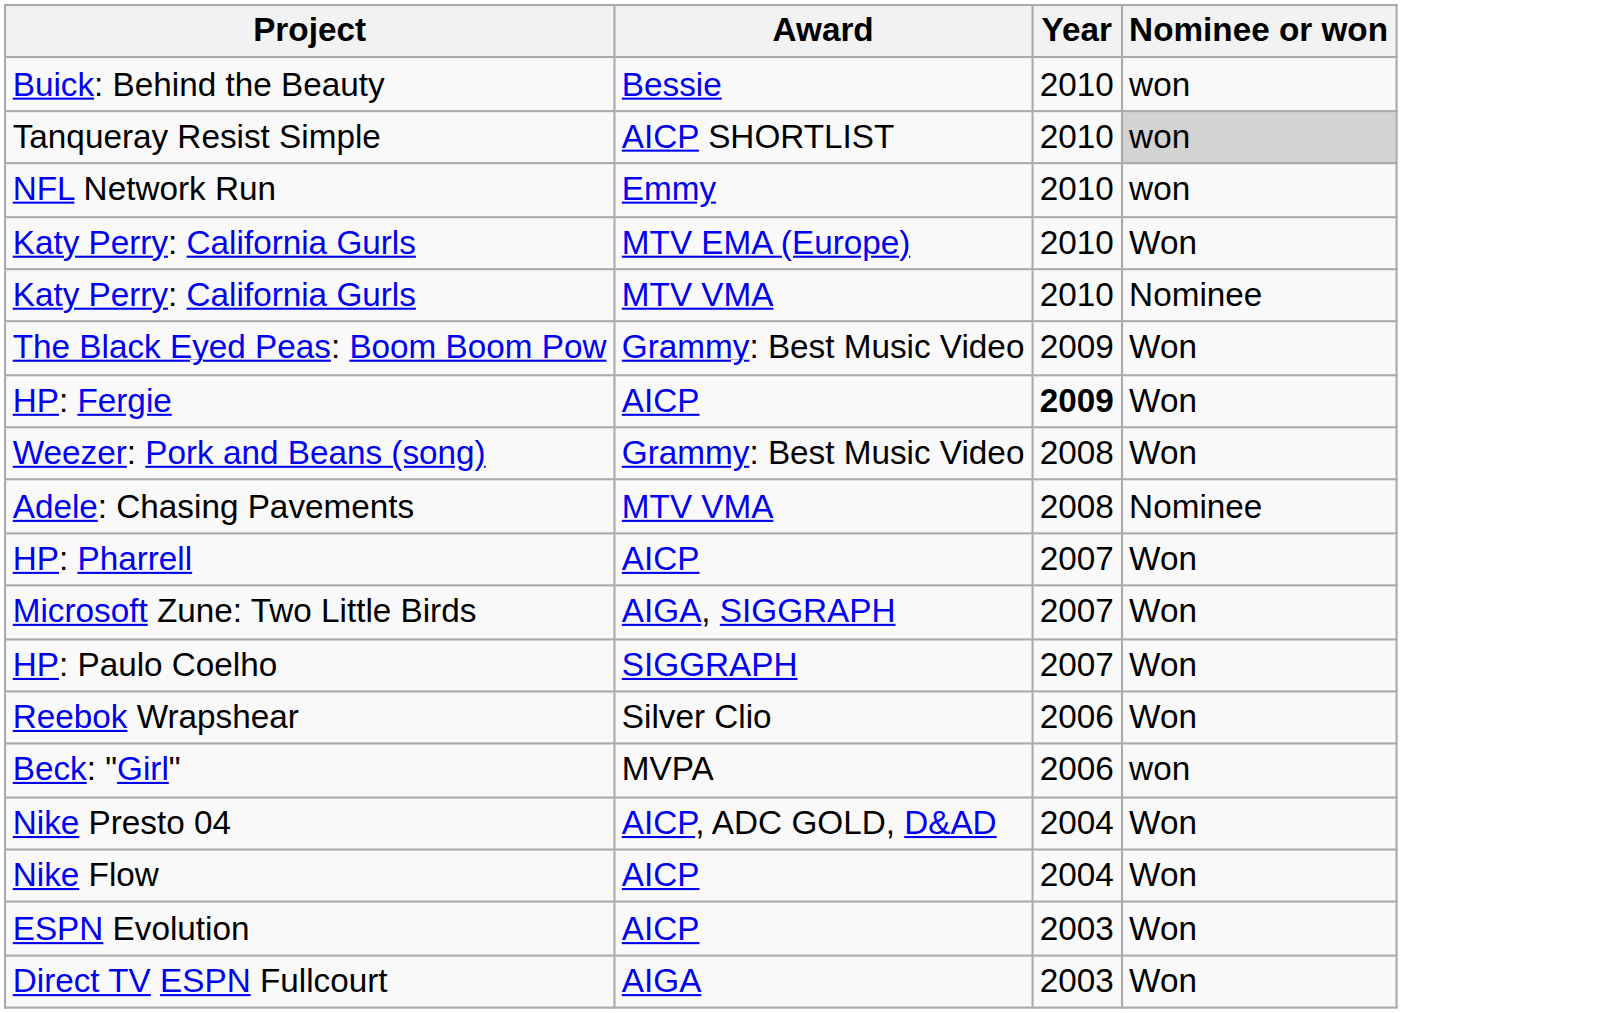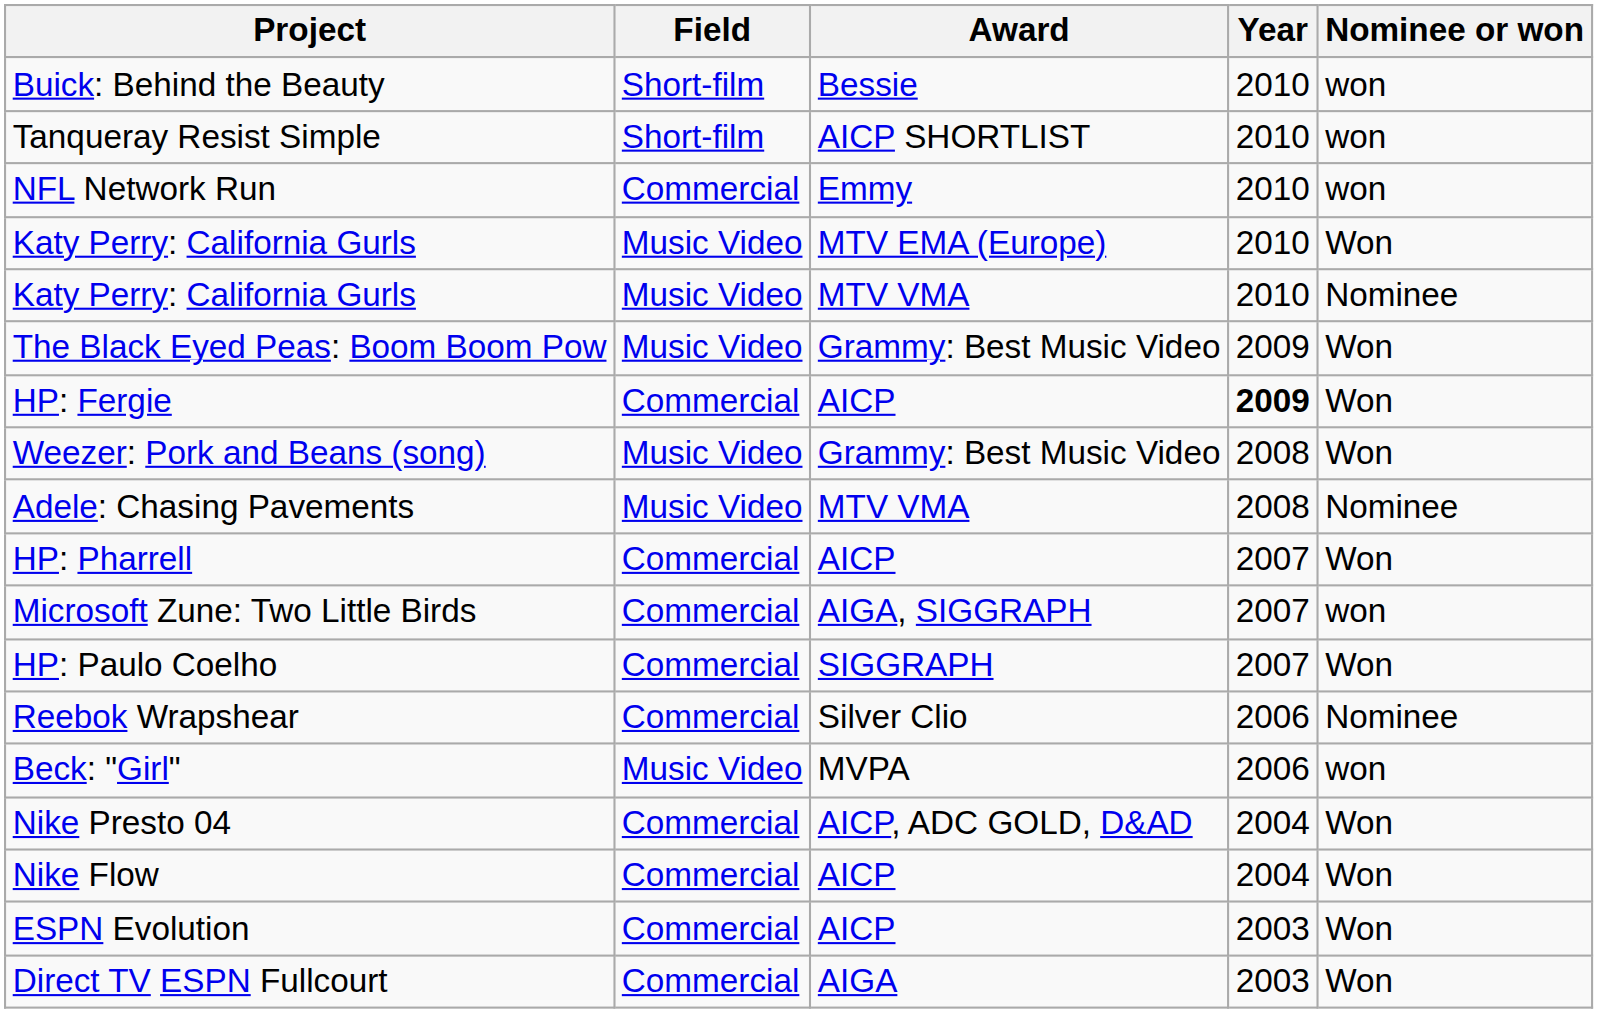+ column: (712, 30)
(1160, 136) lightgrey background -> (1356, 136) no background
(1163, 611) Won -> (1356, 611) won
(1163, 717) Won -> (1392, 717) Nominee
